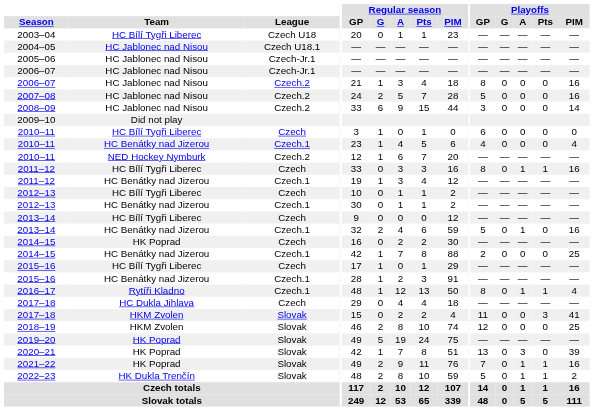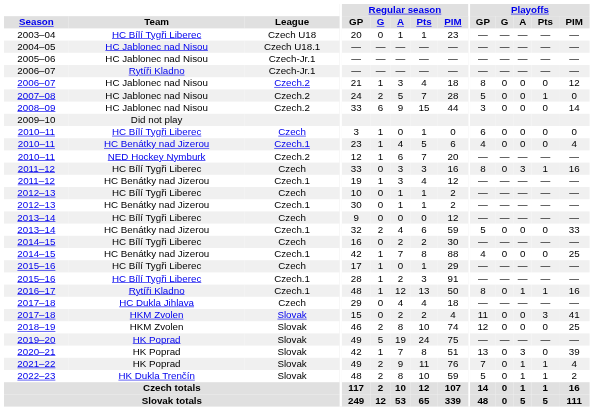(157, 71) HC Jablonec nad Nisou -> (157, 71) Rytíři Kladno
(574, 83) 16 -> (574, 83) 12
(545, 95) 0 -> (545, 95) 1
(574, 95) 16 -> (574, 95) 0
(523, 168) 1 -> (523, 168) 3
(523, 229) 1 -> (523, 229) 0
(574, 229) 16 -> (574, 229) 33
(157, 242) HK Poprad -> (157, 242) HC Bílí Tygři Liberec
(483, 254) 2 -> (483, 254) 4
(157, 278) HC Benátky nad Jizerou -> (157, 278) HC Bílí Tygři Liberec
(574, 290) 4 -> (574, 290) 16
(574, 364) 16 -> (574, 364) 4
